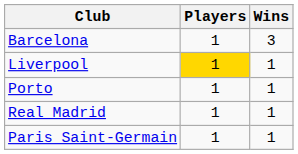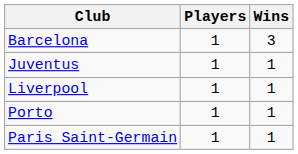+ row: (44, 65)
(215, 65) gold background -> (215, 89) no background
- row: (57, 113)
